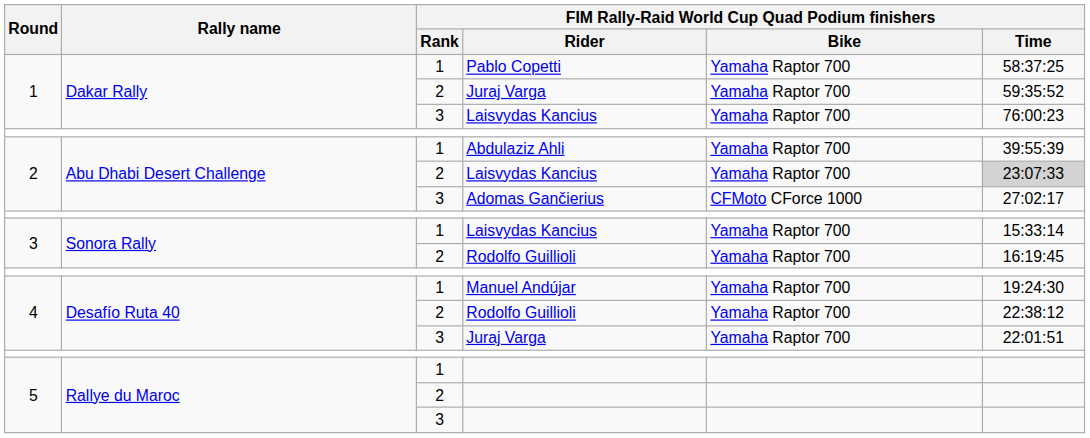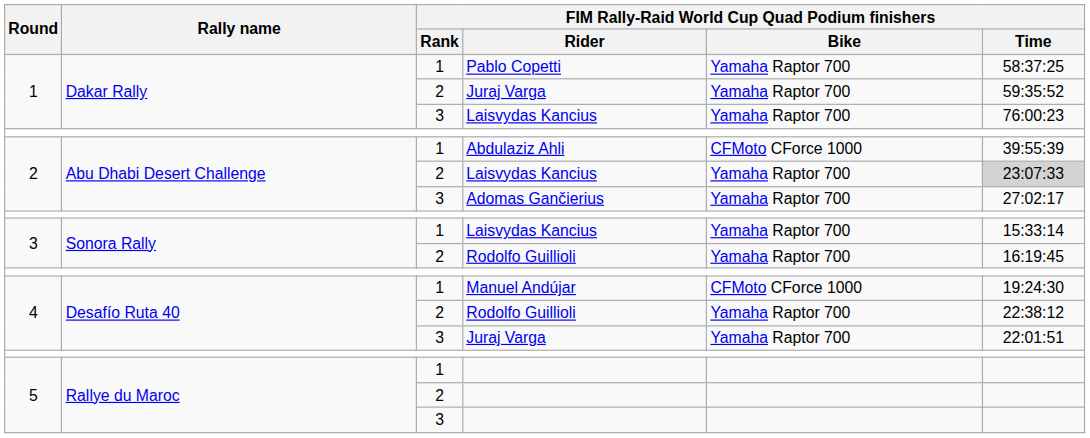(780, 148) Yamaha Raptor 700 -> (786, 148) CFMoto CForce 1000
(786, 198) CFMoto CForce 1000 -> (780, 198) Yamaha Raptor 700
(780, 288) Yamaha Raptor 700 -> (786, 288) CFMoto CForce 1000
